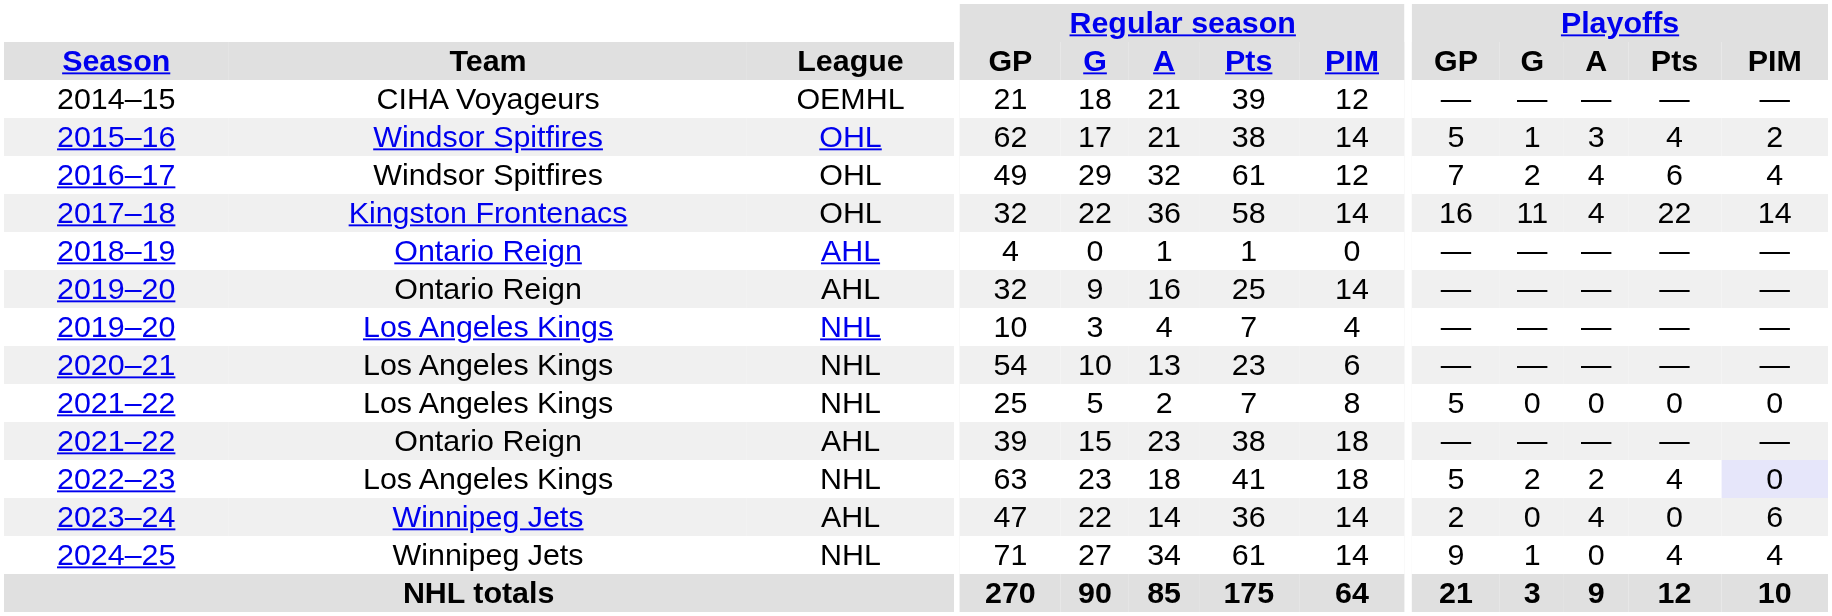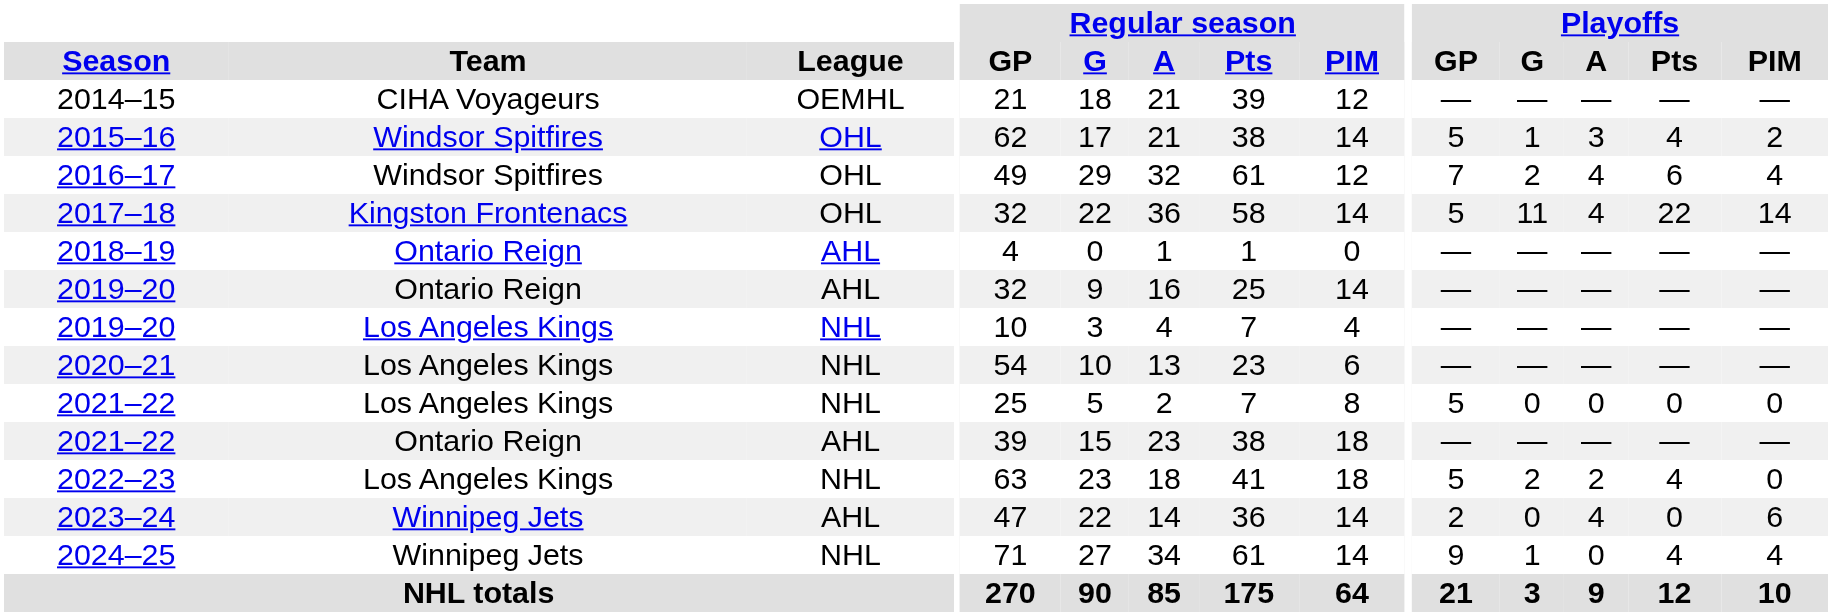(1456, 212) 16 -> (1456, 212) 5
(1775, 478) lavender background -> (1775, 478) no background
